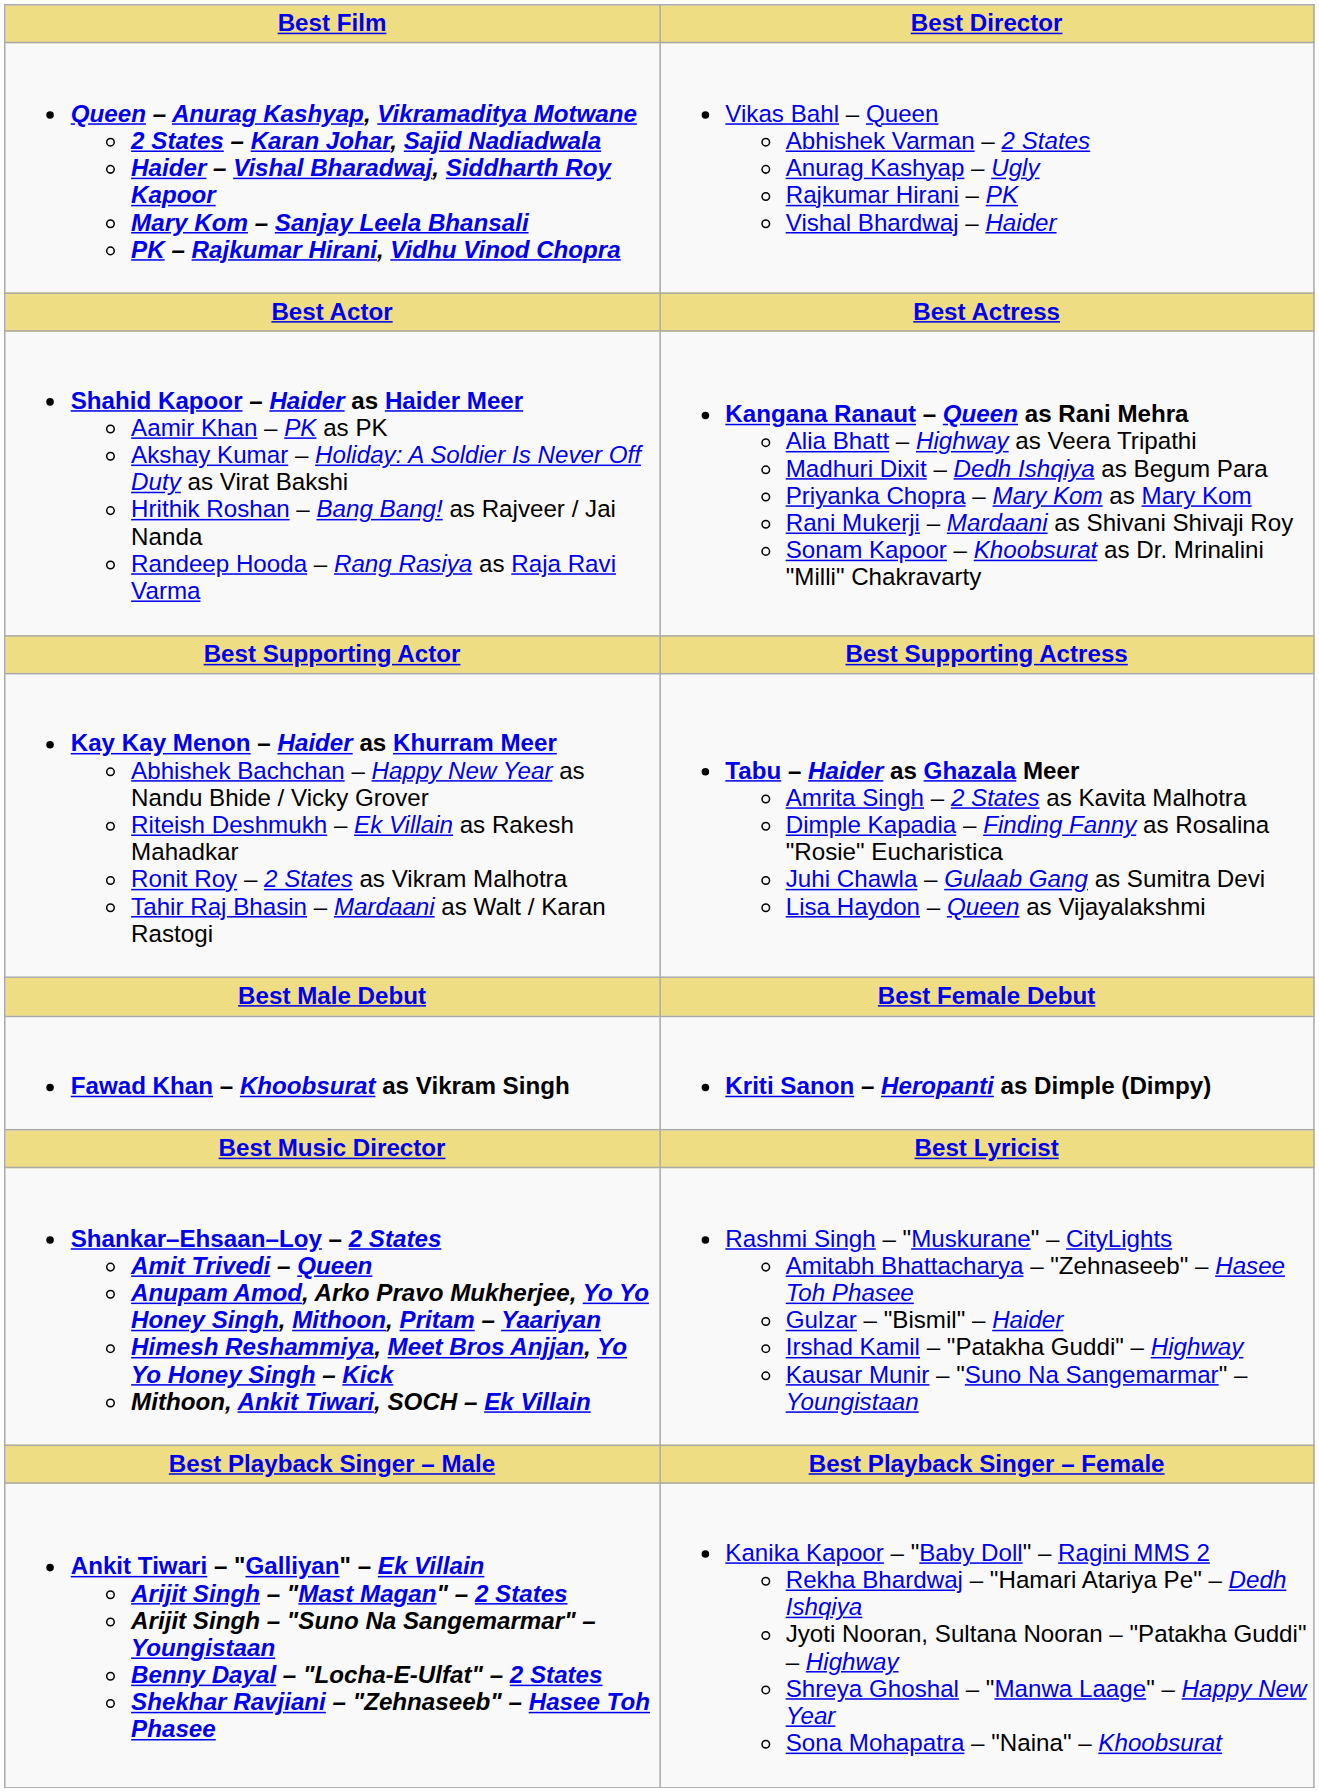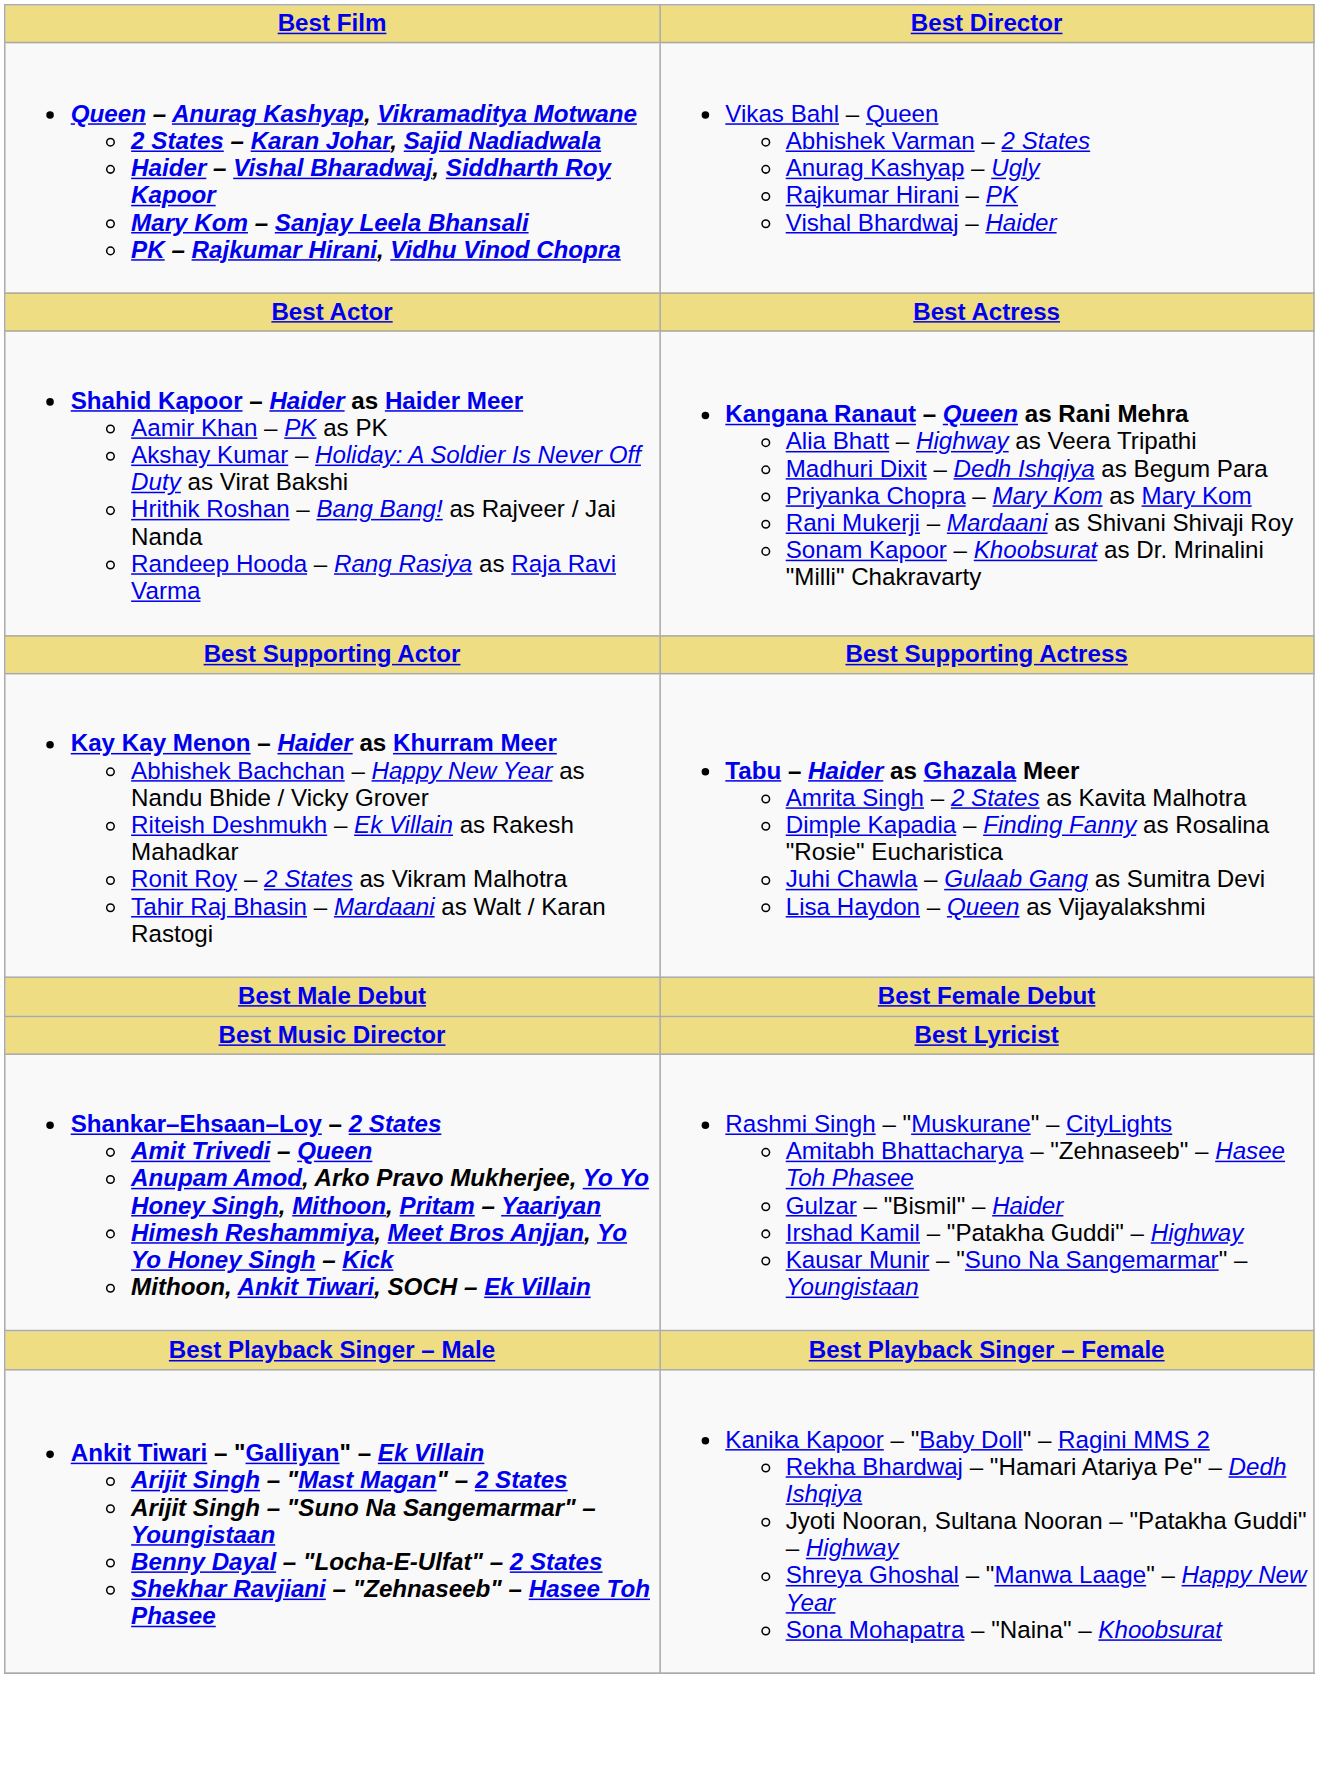- row: (332, 1086)
